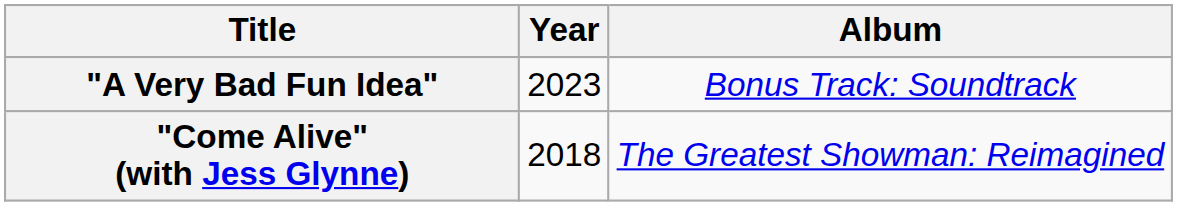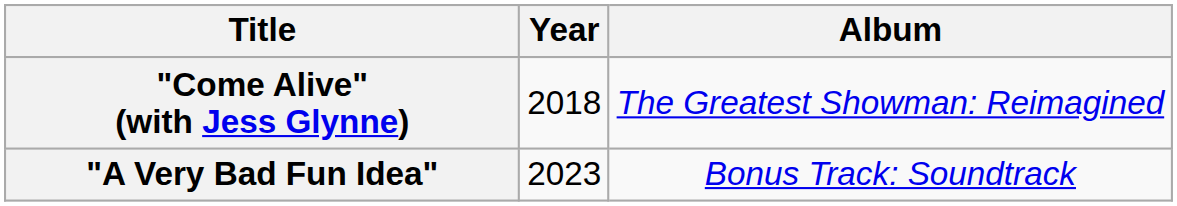rows swapped: (262, 155) <-> (262, 83)
